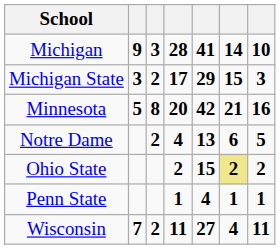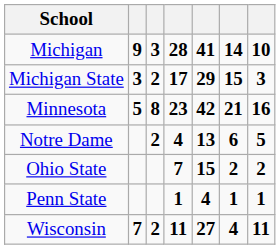(178, 109) 20 -> (178, 109) 23
(178, 169) 2 -> (178, 169) 7
(233, 169) khaki background -> (233, 169) no background
